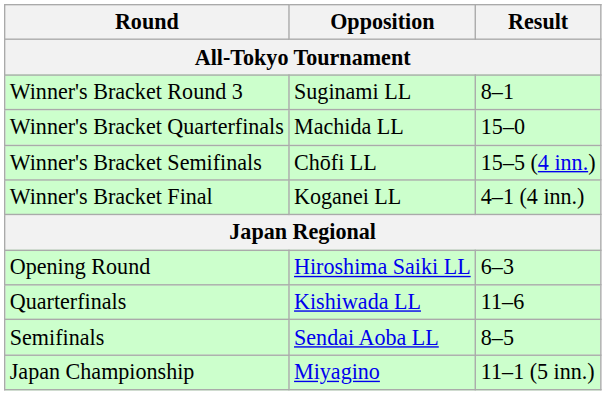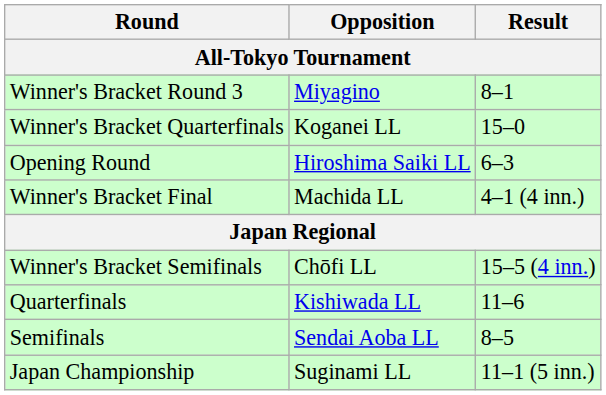(353, 92) Suginami LL -> (337, 92) Miyagino
(349, 127) Machida LL -> (348, 127) Koganei LL
rows swapped: (136, 162) <-> (80, 267)
(348, 197) Koganei LL -> (349, 197) Machida LL
(337, 372) Miyagino -> (353, 372) Suginami LL
